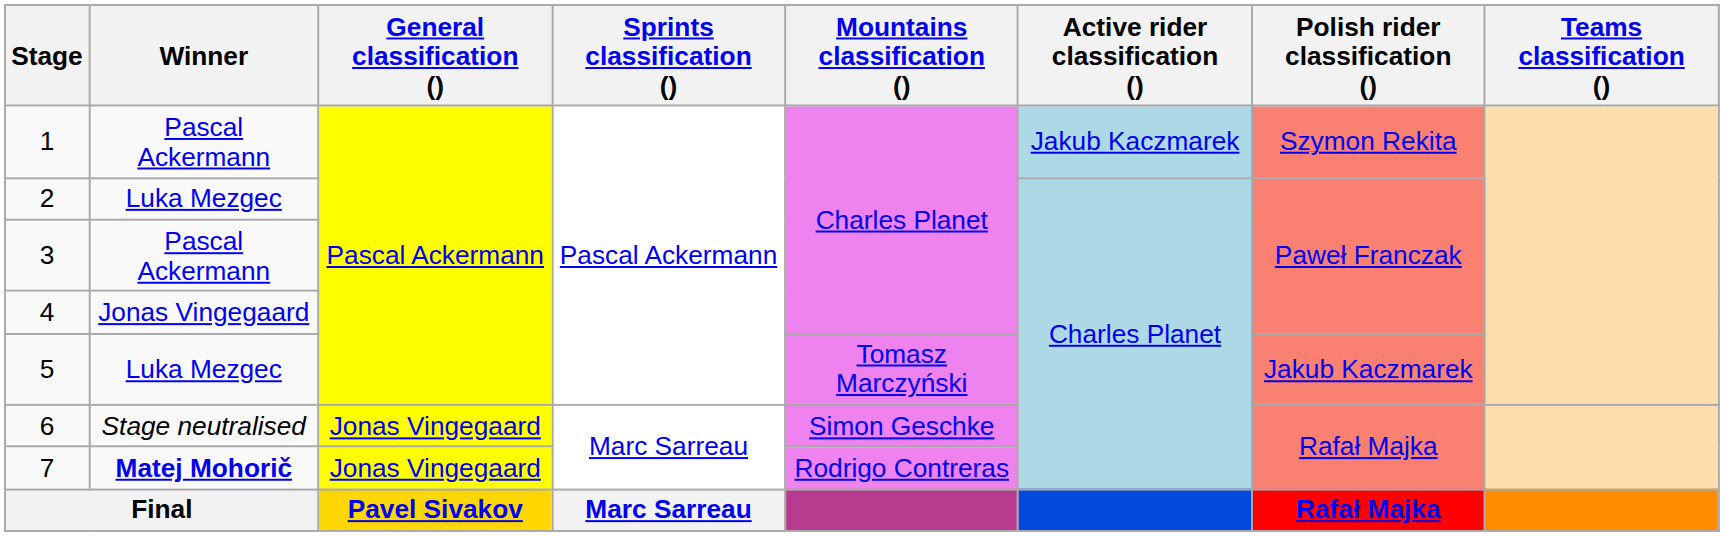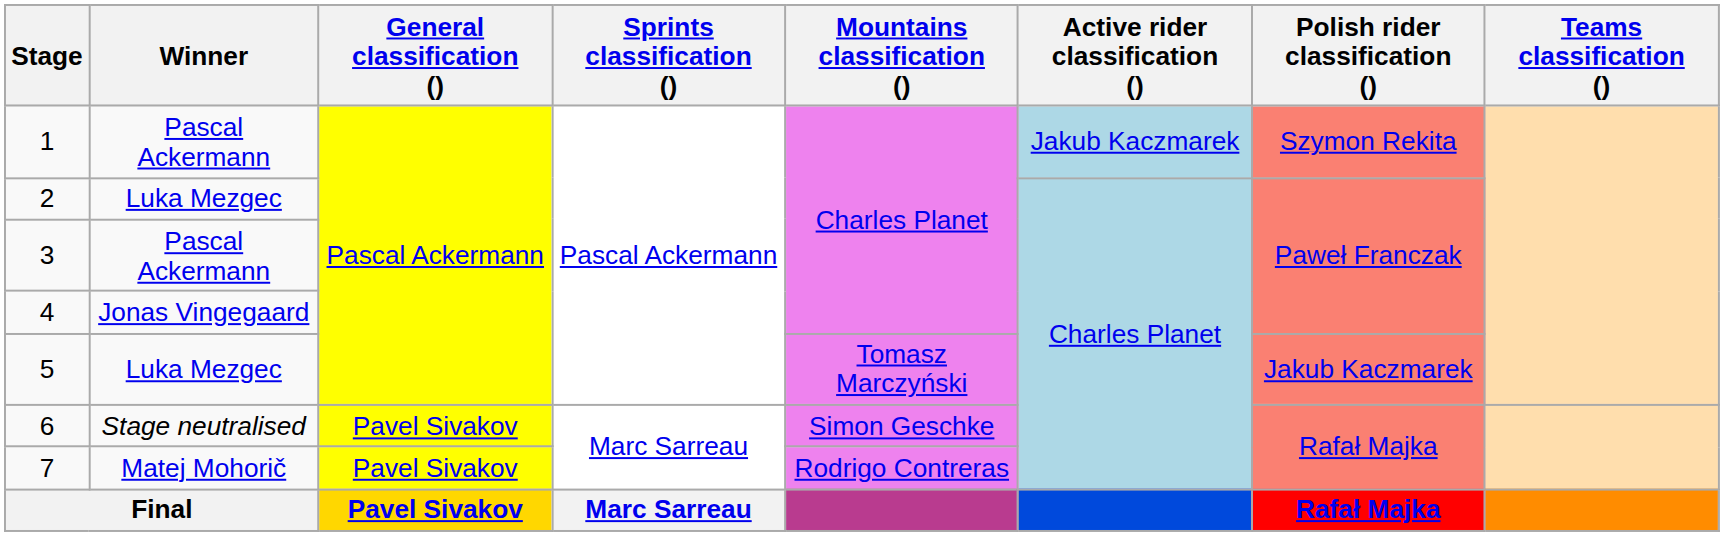(435, 426) Jonas Vingegaard -> (435, 426) Pavel Sivakov
(204, 468) bold -> (204, 468) normal
(435, 468) Jonas Vingegaard -> (435, 468) Pavel Sivakov
